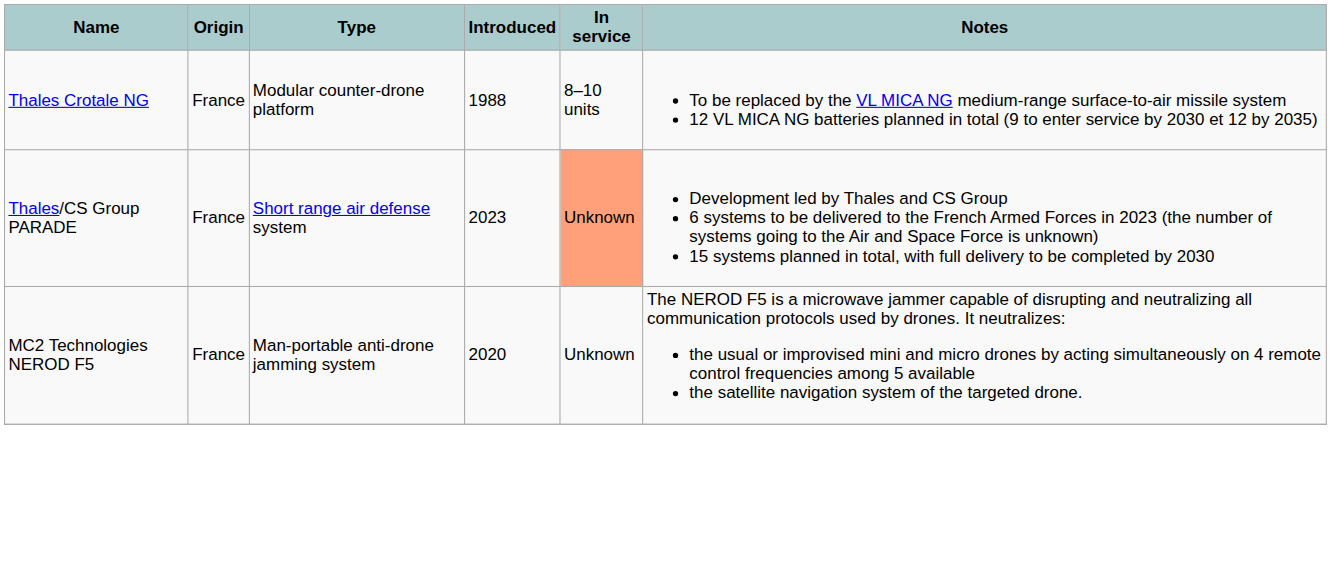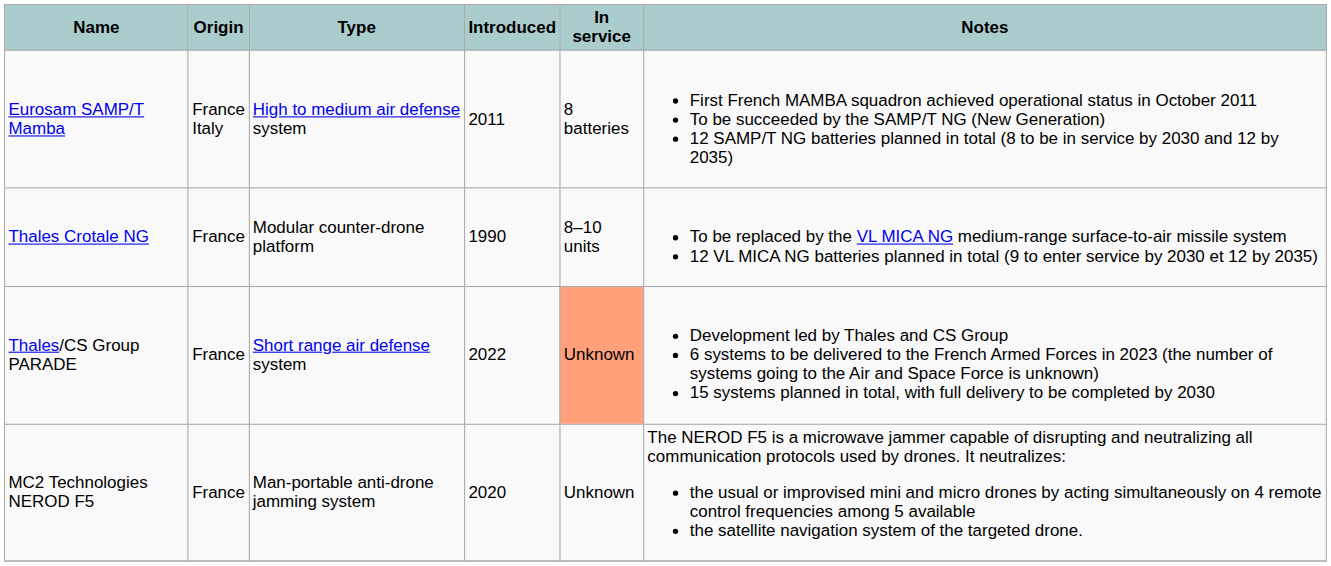+ row: (76, 119)
(487, 99) 1988 -> (487, 237) 1990
(487, 218) 2023 -> (487, 355) 2022
